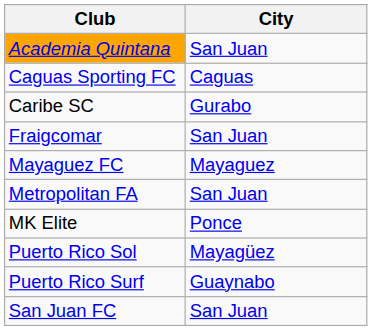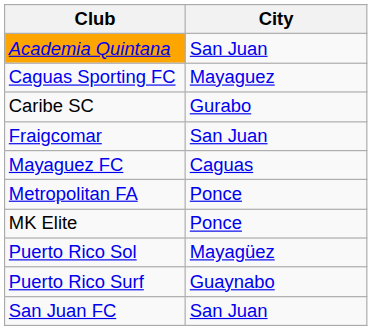(222, 77) Caguas -> (232, 77) Mayaguez
(232, 164) Mayaguez -> (222, 164) Caguas
(229, 194) San Juan -> (216, 194) Ponce
